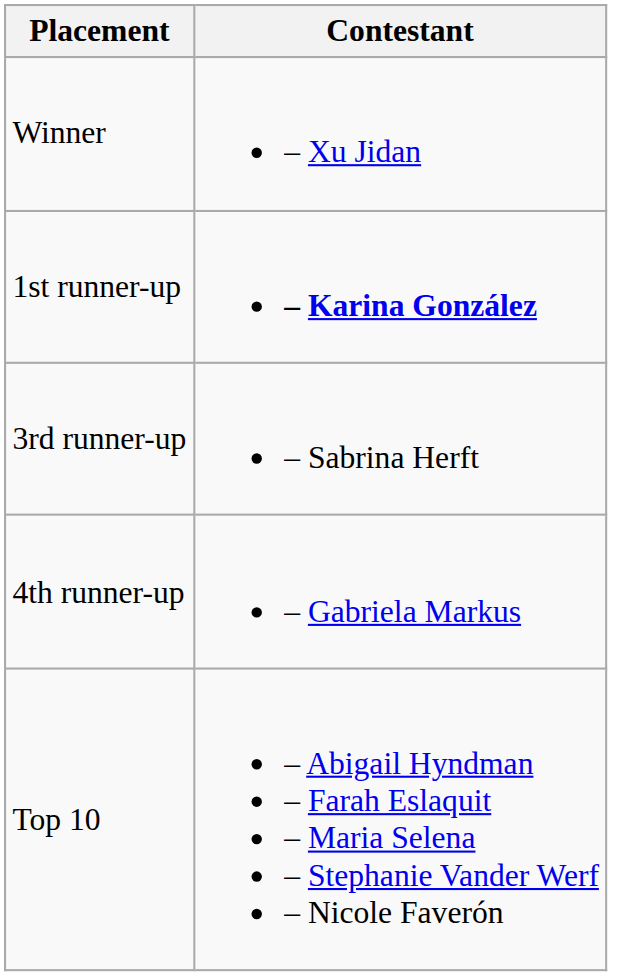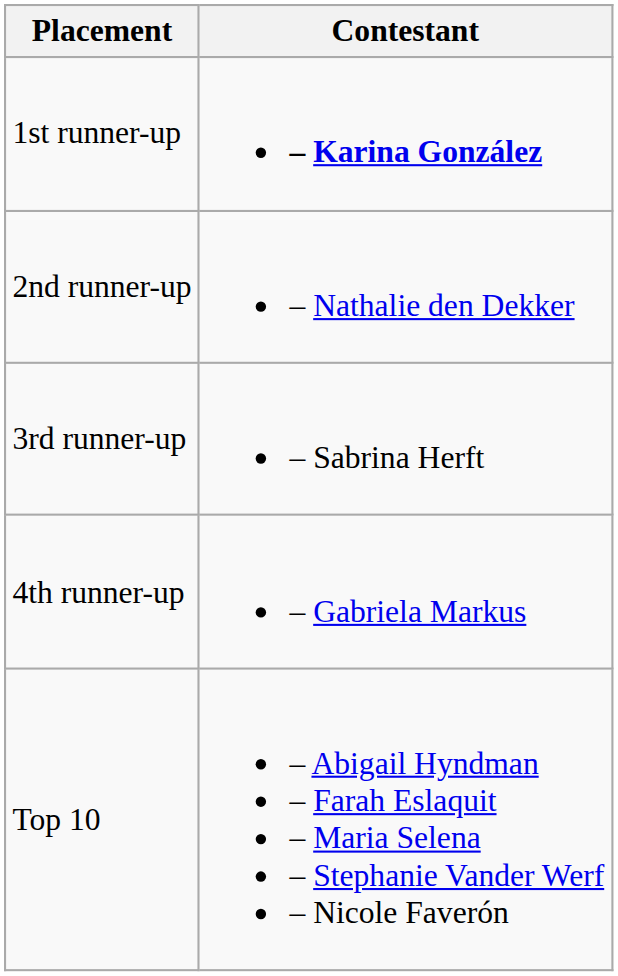- row: (59, 133)
+ row: (102, 285)
